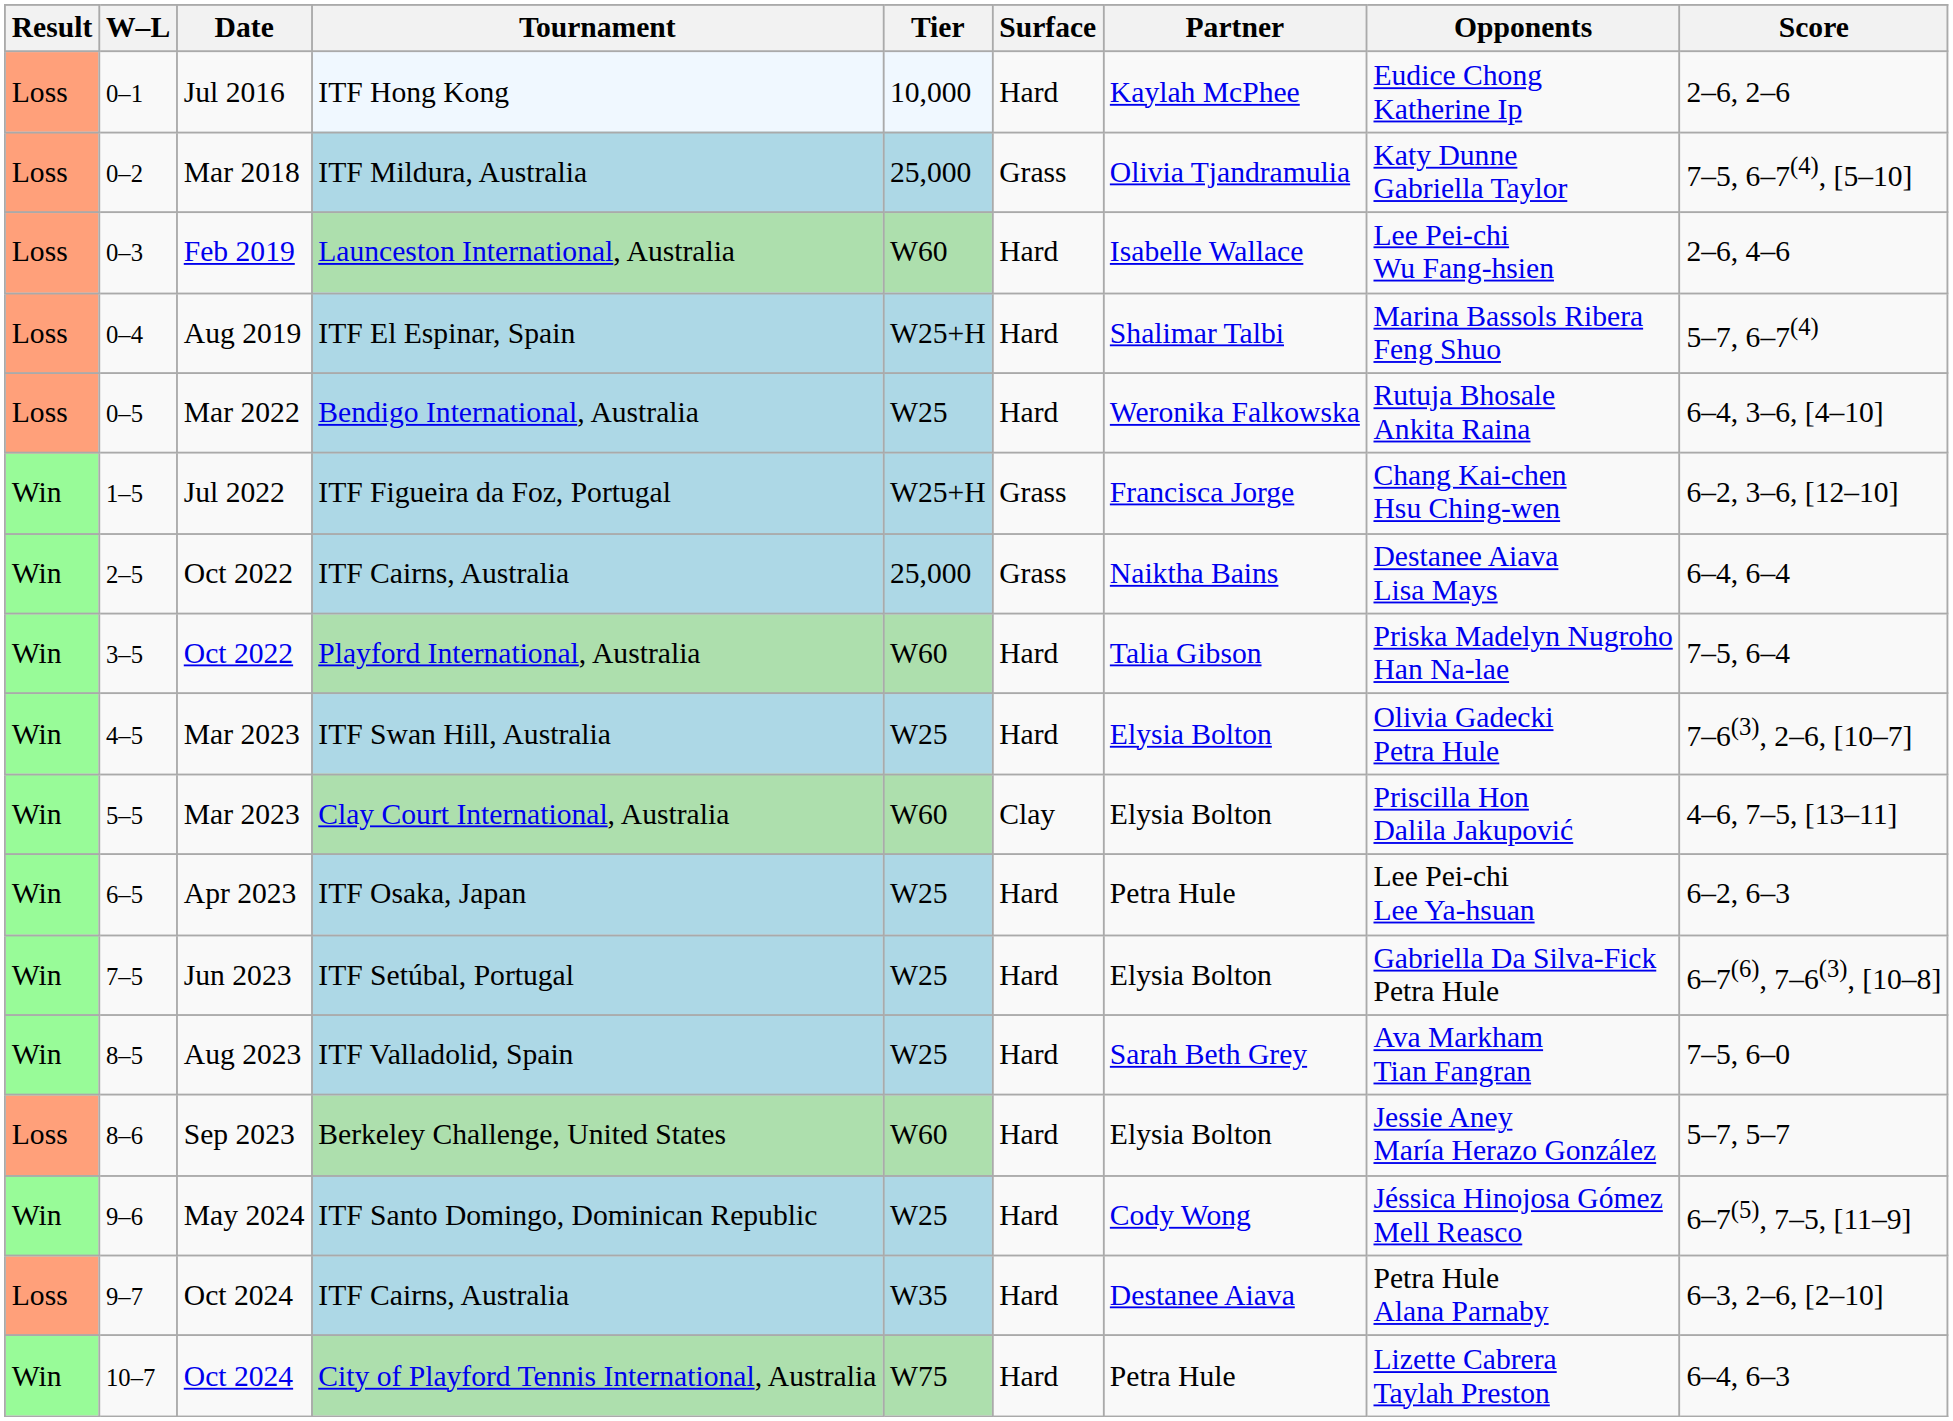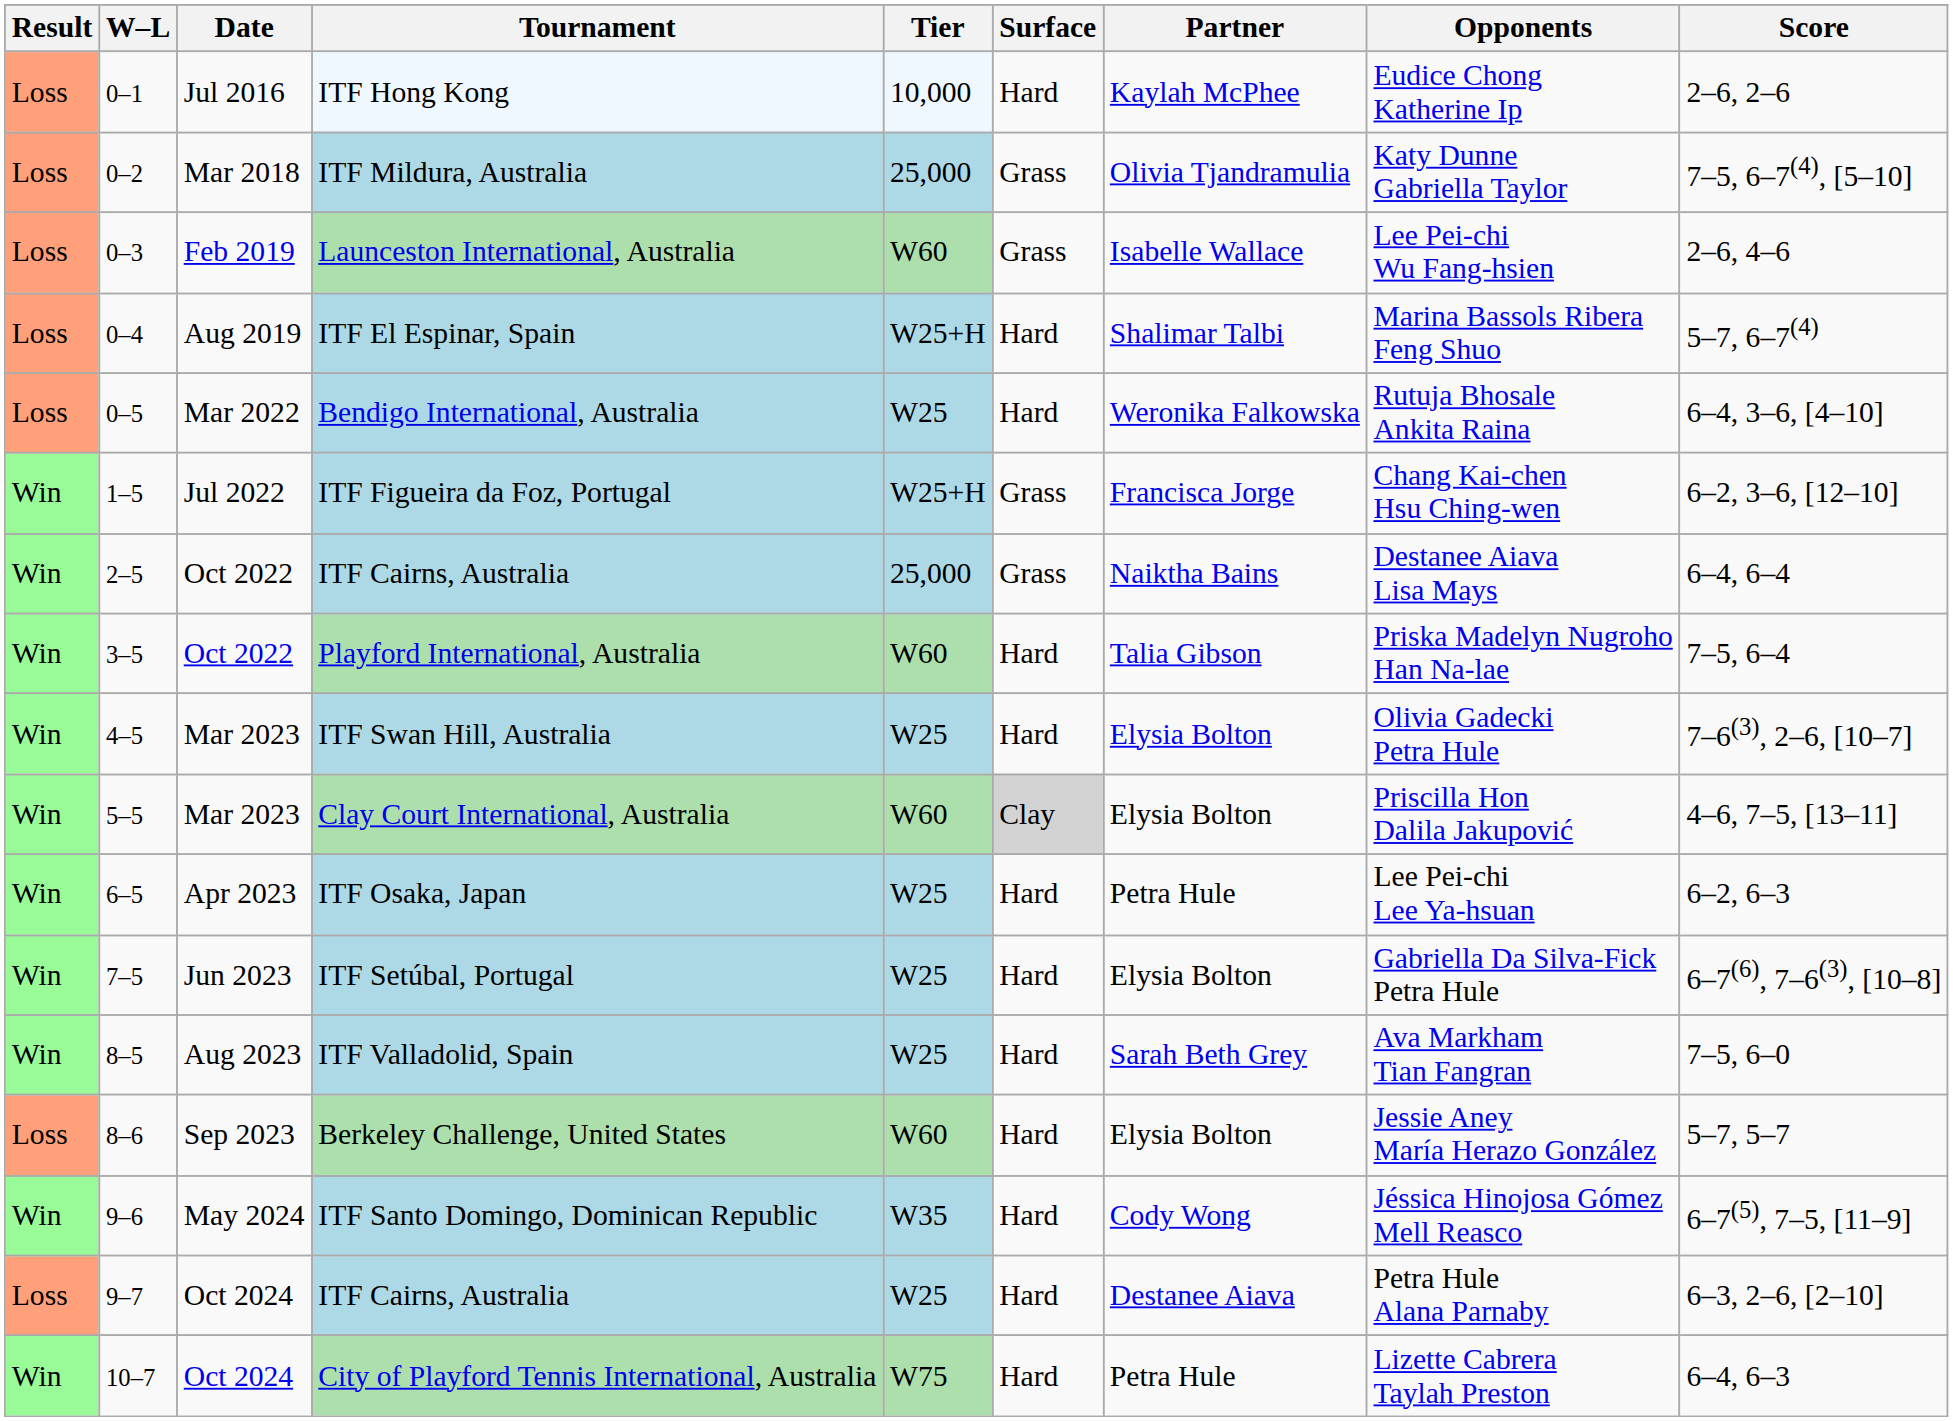(1029, 252) Hard -> (1033, 252) Grass
(1027, 813) no background -> (1027, 813) lightgrey background
(919, 1214) W25 -> (919, 1214) W35
(919, 1295) W35 -> (919, 1295) W25
